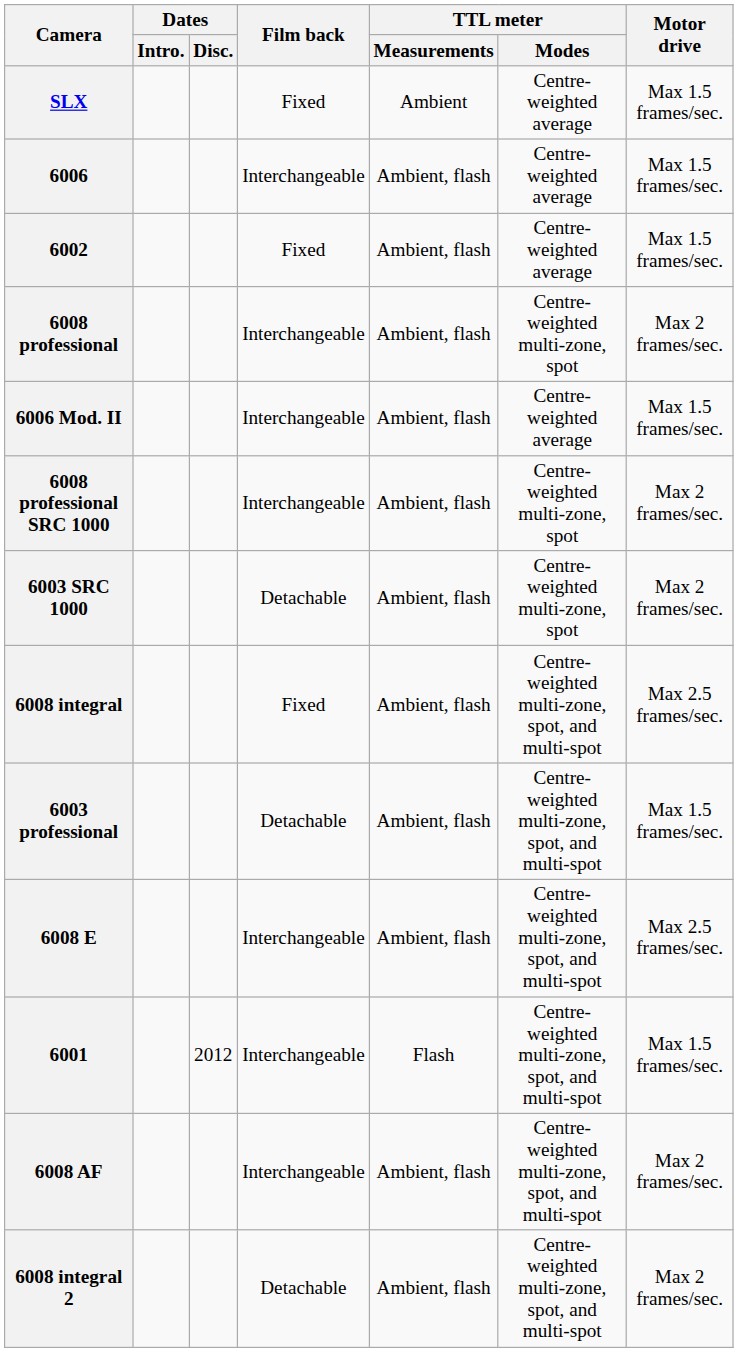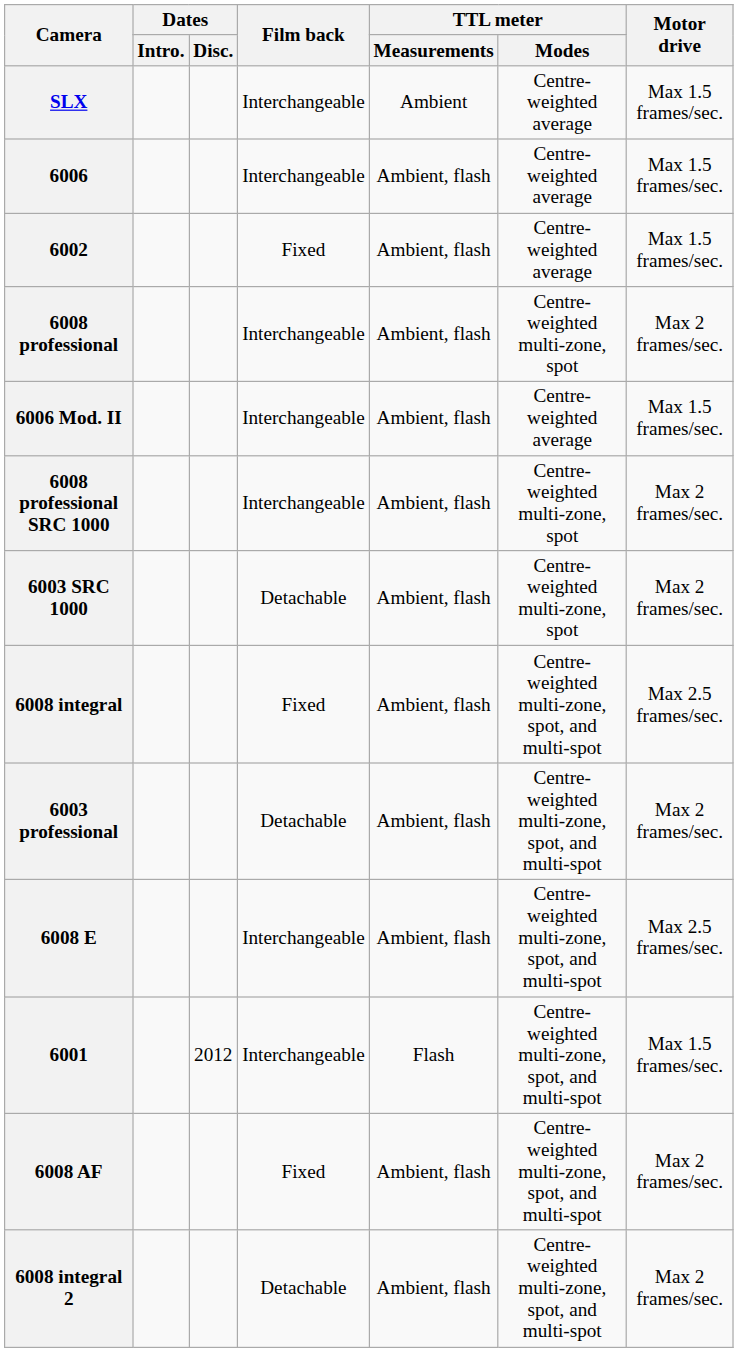(303, 102) Fixed -> (303, 102) Interchangeable
(680, 821) Max 1.5 frames/sec. -> (680, 821) Max 2 frames/sec.
(303, 1171) Interchangeable -> (303, 1171) Fixed
